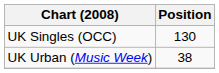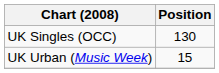(185, 57) 38 -> (185, 57) 15
